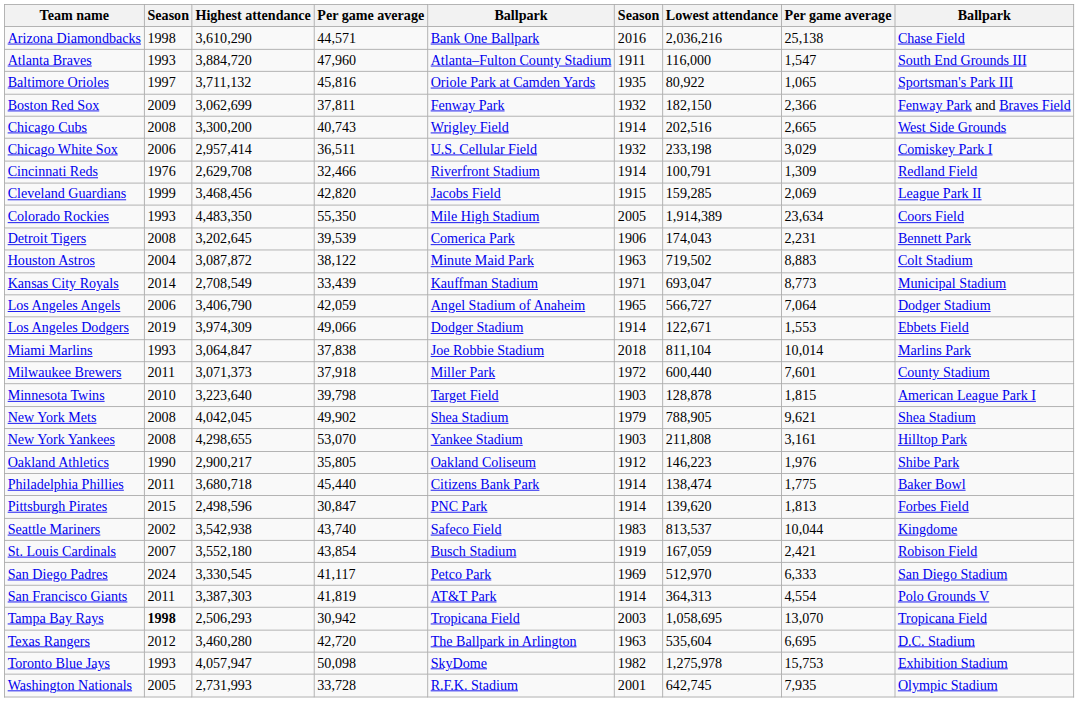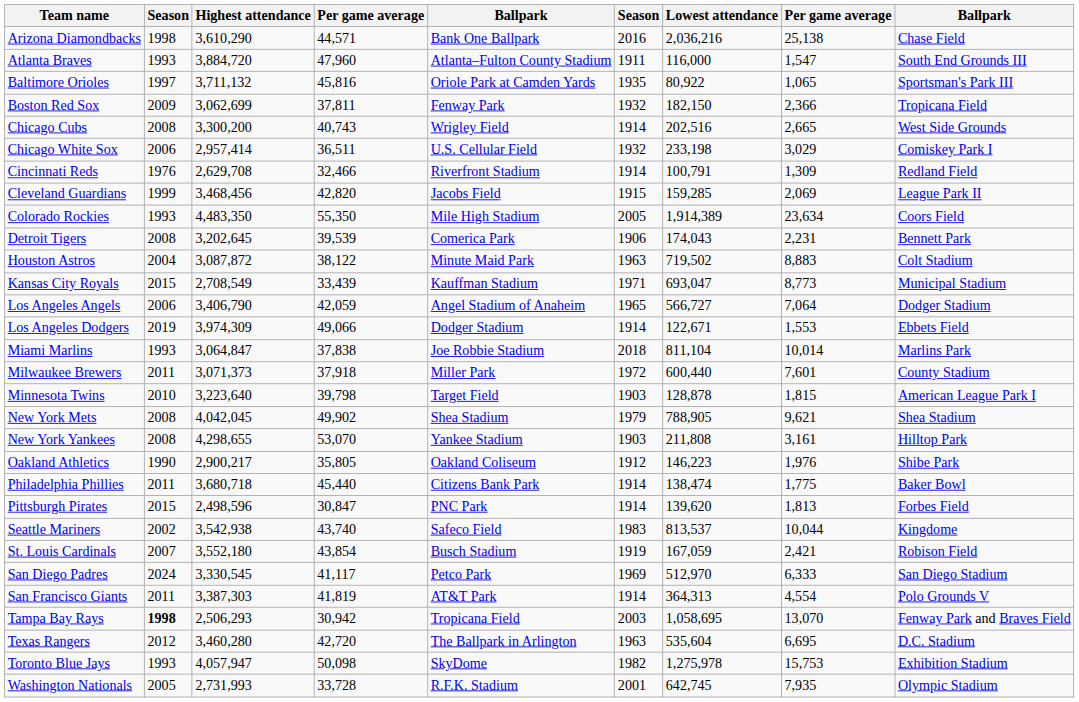(984, 104) Fenway Park and Braves Field -> (942, 104) Tropicana Field
(162, 283) 2014 -> (162, 283) 2015
(942, 618) Tropicana Field -> (984, 618) Fenway Park and Braves Field
